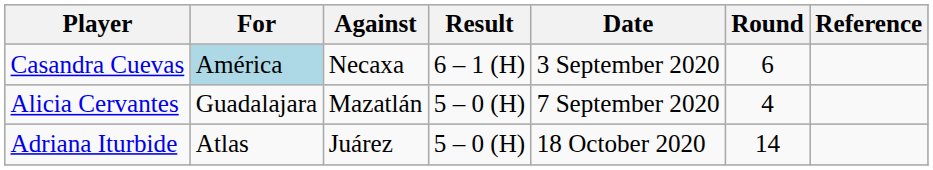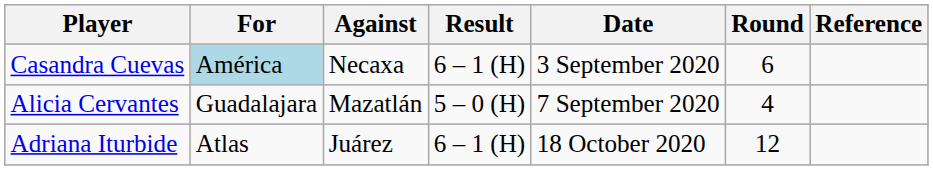(480, 143) 5 – 0 (H) -> (480, 143) 6 – 1 (H)
(767, 143) 14 -> (767, 143) 12
